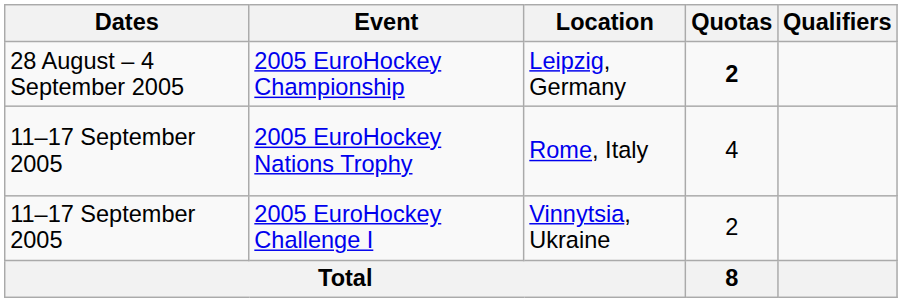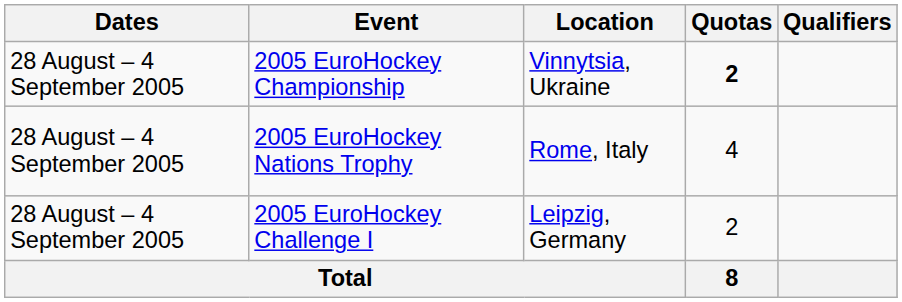(578, 73) Leipzig, Germany -> (580, 73) Vinnytsia, Ukraine
(103, 150) 11–17 September 2005 -> (97, 150) 28 August – 4 September 2005
(103, 227) 11–17 September 2005 -> (97, 227) 28 August – 4 September 2005
(580, 227) Vinnytsia, Ukraine -> (578, 227) Leipzig, Germany
